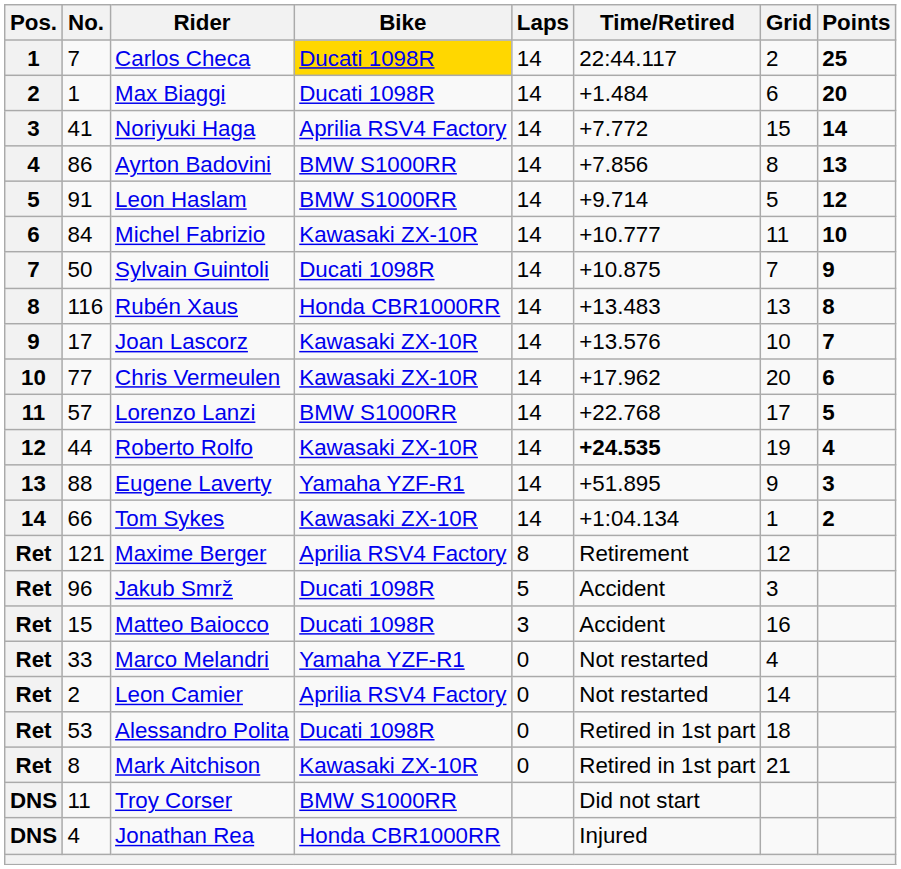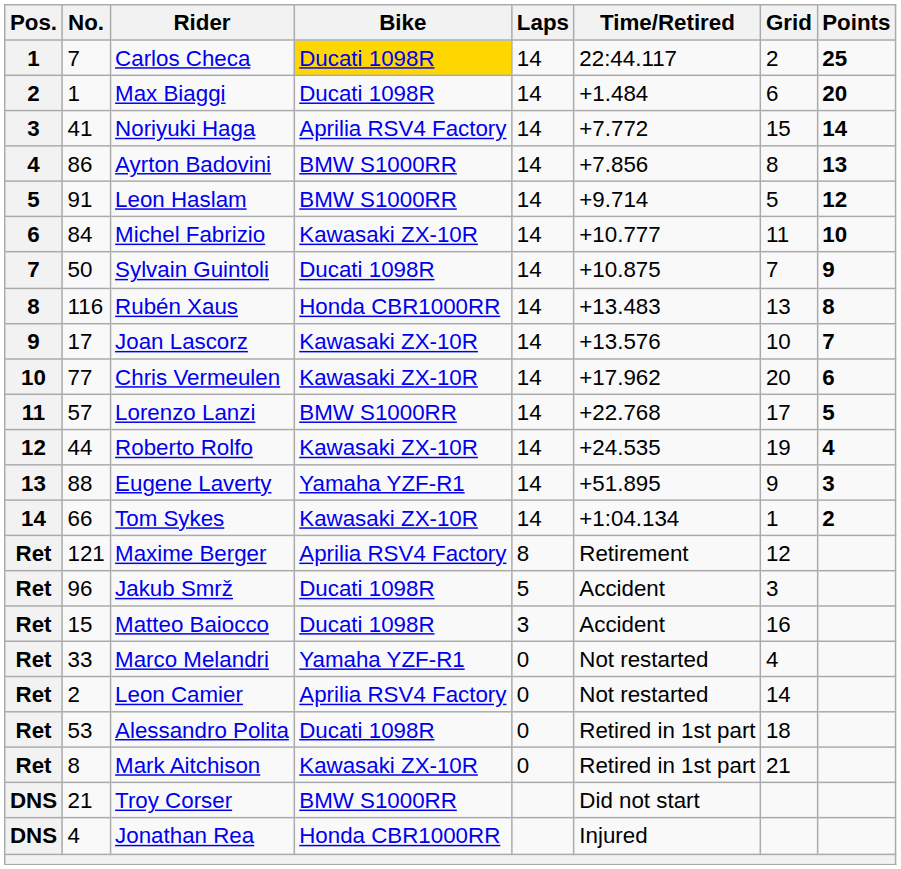(620, 447) bold -> (620, 447) normal
(79, 801) 11 -> (80, 801) 21
